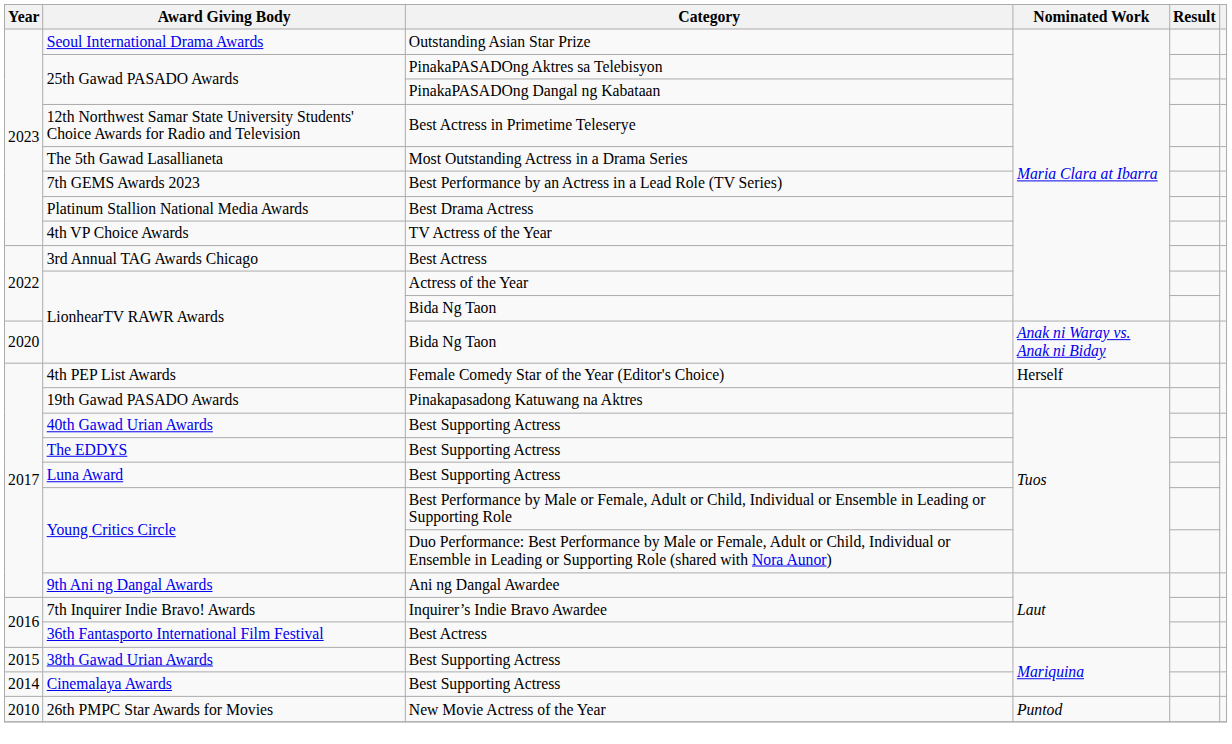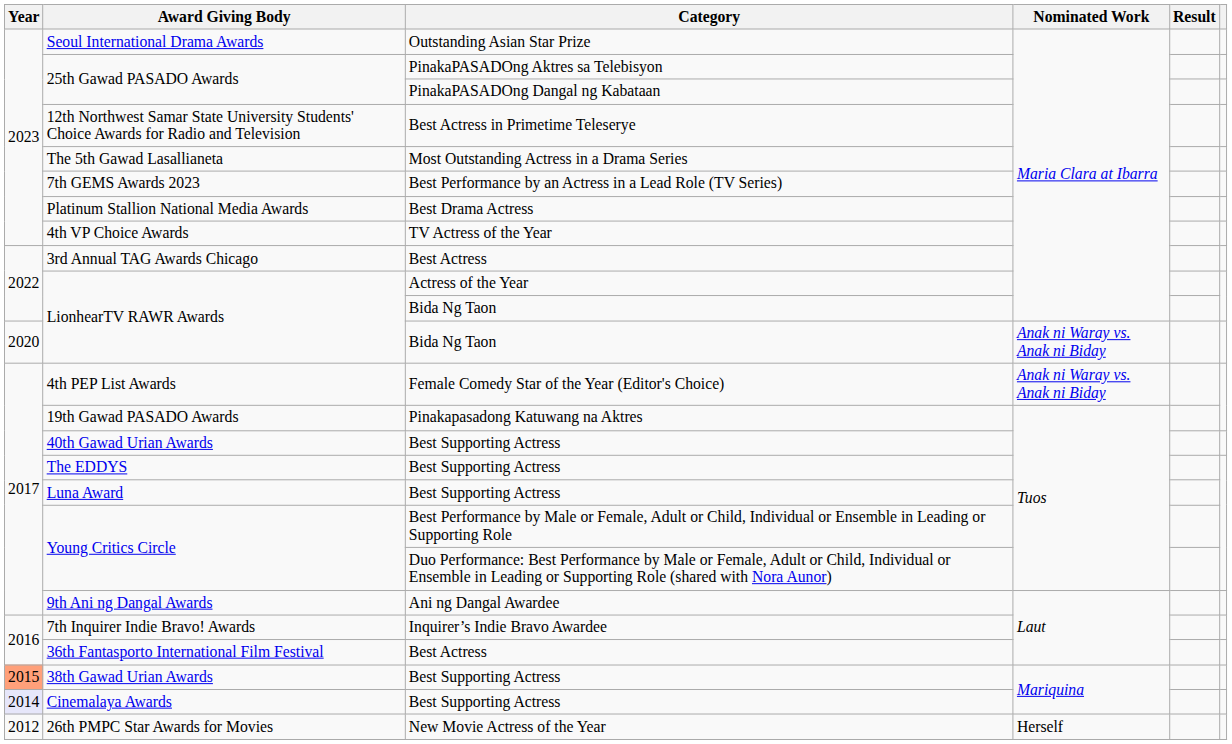(1040, 375) Herself -> (1074, 384) Anak ni Waray vs. Anak ni Biday
(24, 659) no background -> (24, 677) lightsalmon background
(24, 684) no background -> (24, 701) lavender background
(24, 709) 2010 -> (24, 726) 2012
(1040, 709) Puntod -> (1040, 726) Herself
